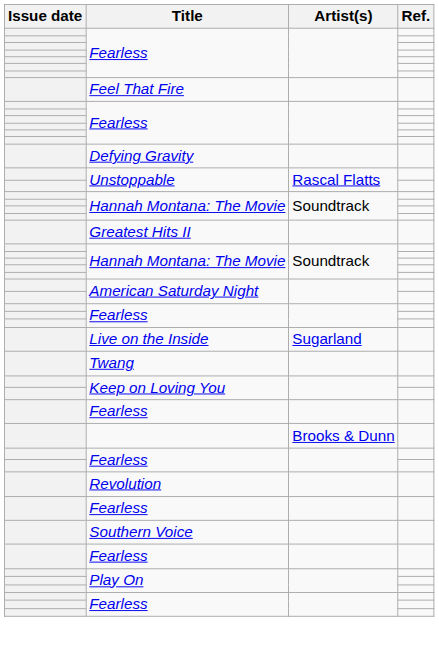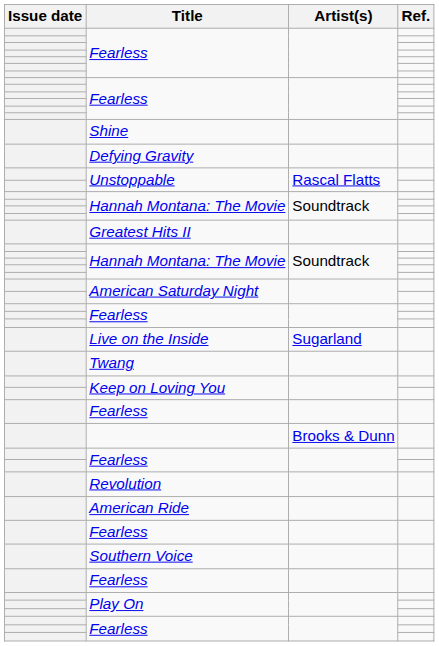- row: (137, 89)
+ row: (109, 131)
+ row: (139, 508)
